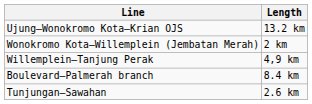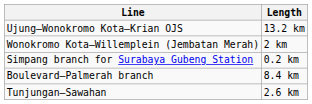- row: (80, 60)
+ row: (130, 60)
